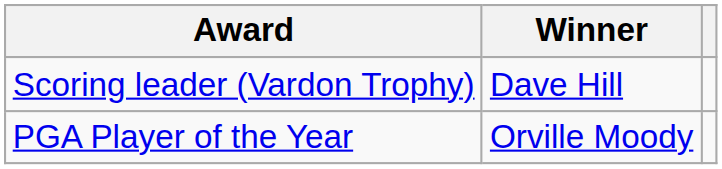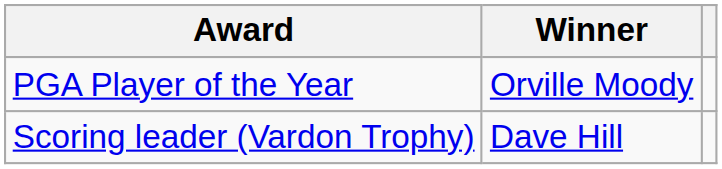rows swapped: (183, 136) <-> (244, 83)
